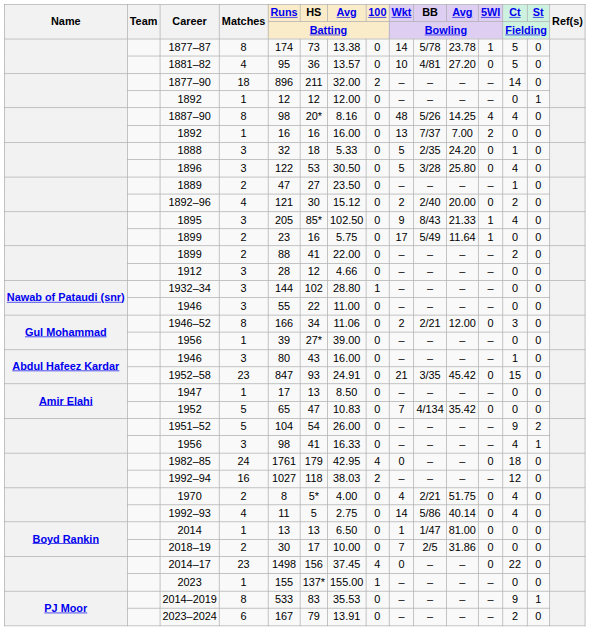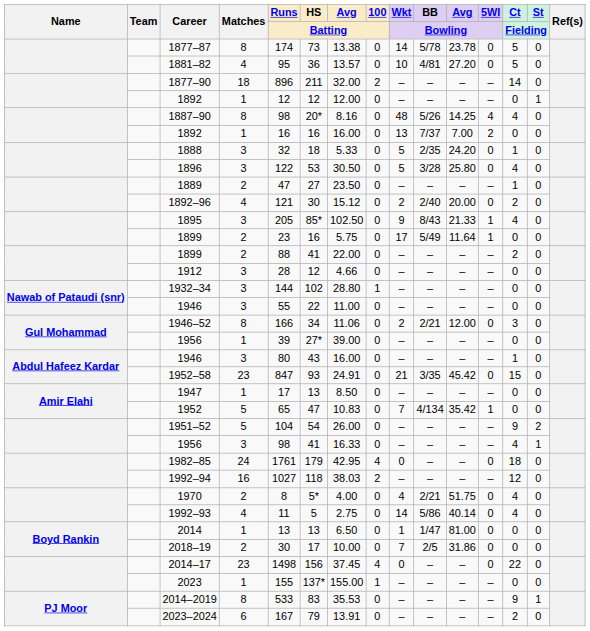(491, 47) 1 -> (491, 47) 0
(491, 409) 0 -> (491, 409) 1
